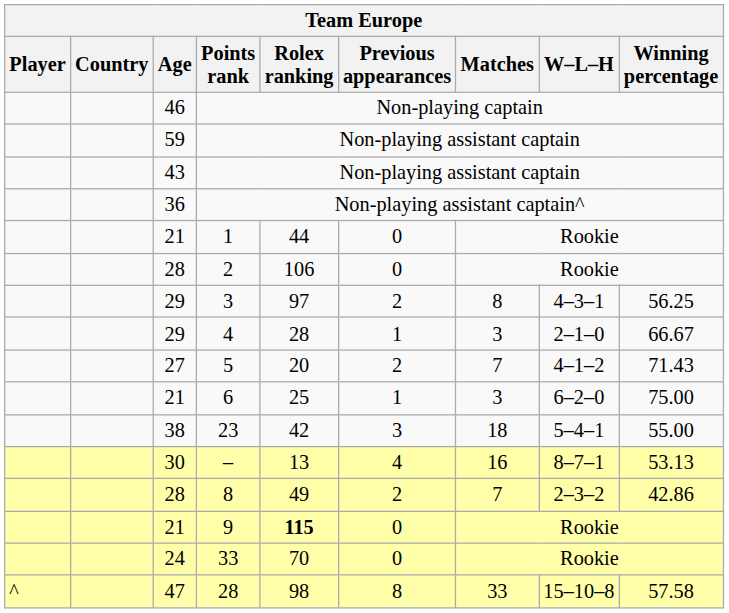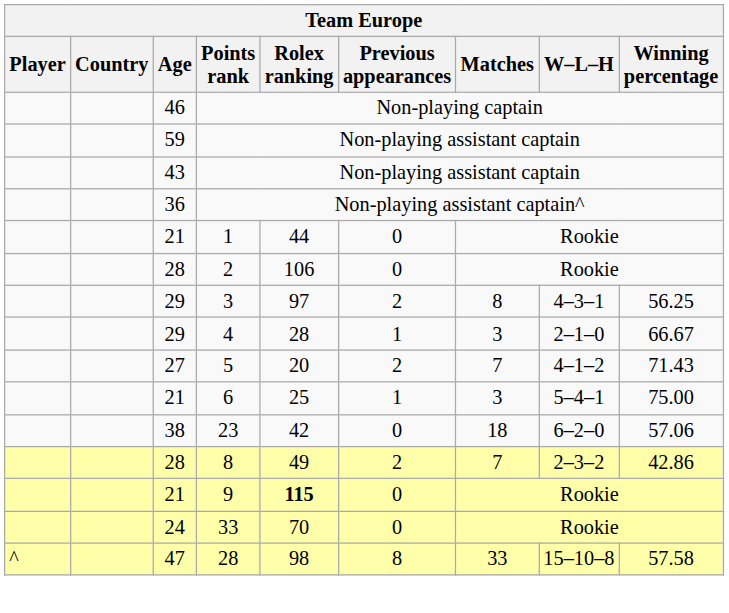(579, 397) 6–2–0 -> (579, 397) 5–4–1
(397, 430) 3 -> (397, 430) 0
(579, 430) 5–4–1 -> (579, 430) 6–2–0
(671, 430) 55.00 -> (671, 430) 57.06
- row: (175, 462)
